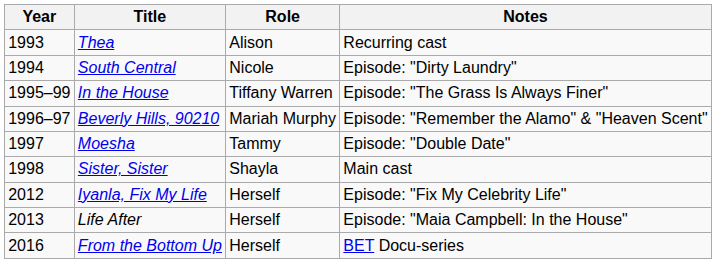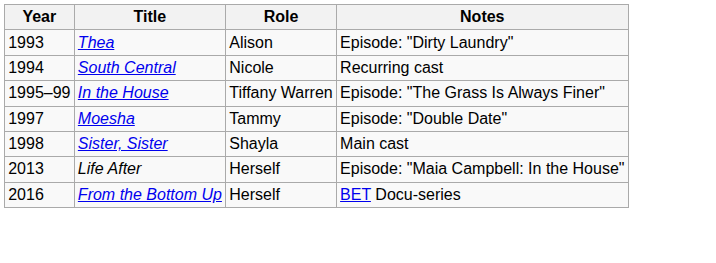(395, 42) Recurring cast -> (427, 42) Episode: "Dirty Laundry"
(430, 67) Episode: "Dirty Laundry" -> (392, 67) Recurring cast
- row: (149, 118)
- row: (142, 194)
